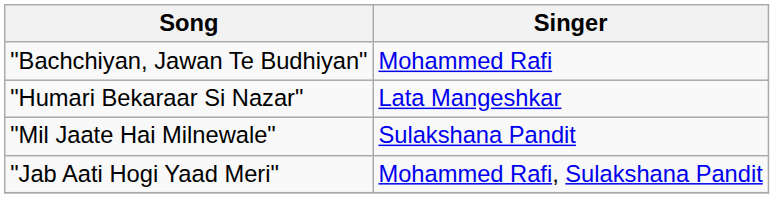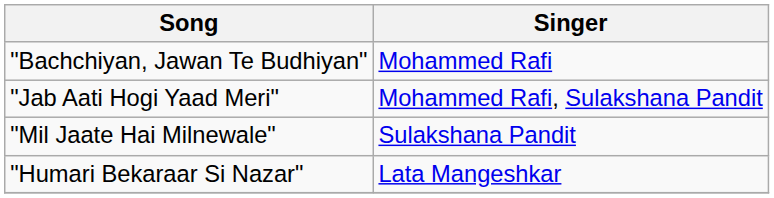rows swapped: (145, 173) <-> (157, 98)
